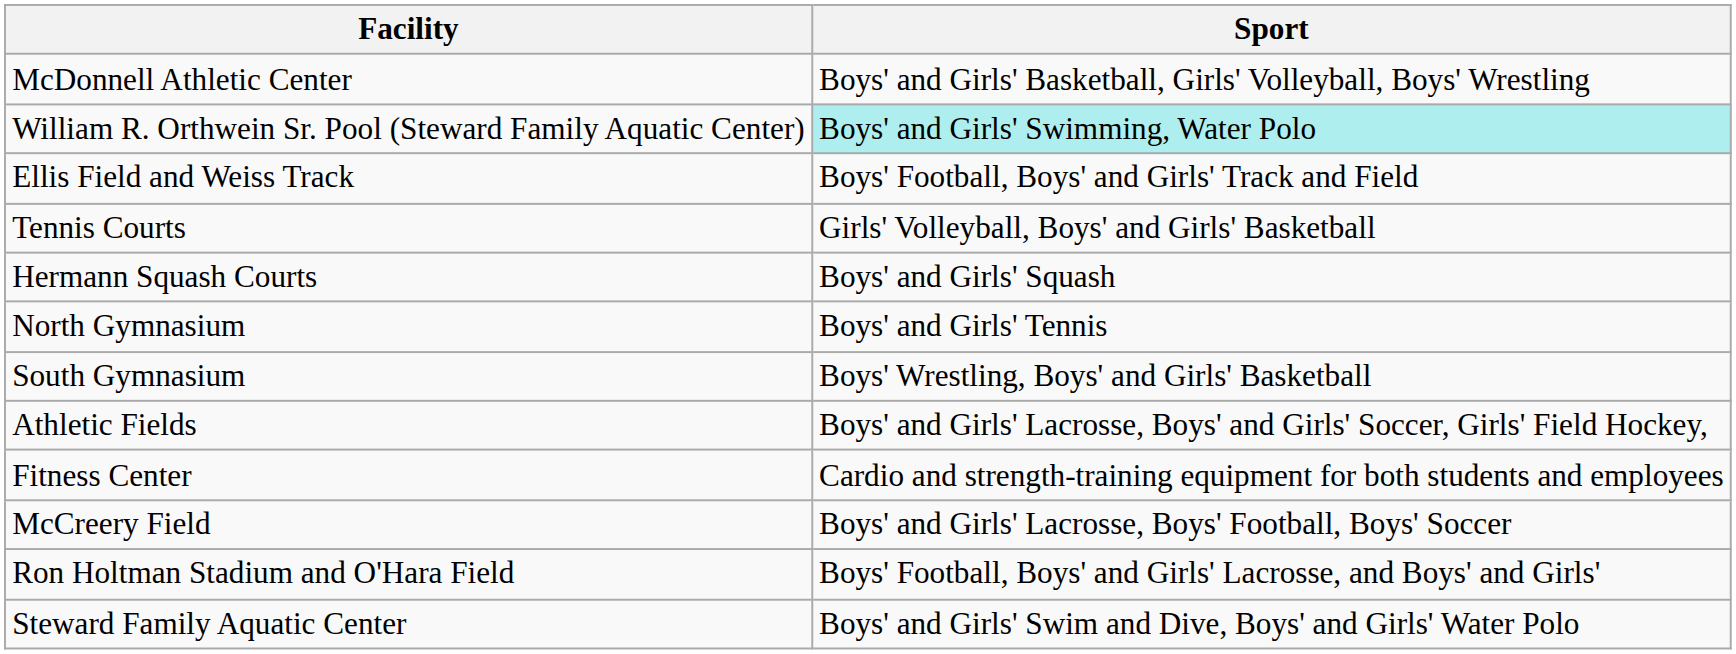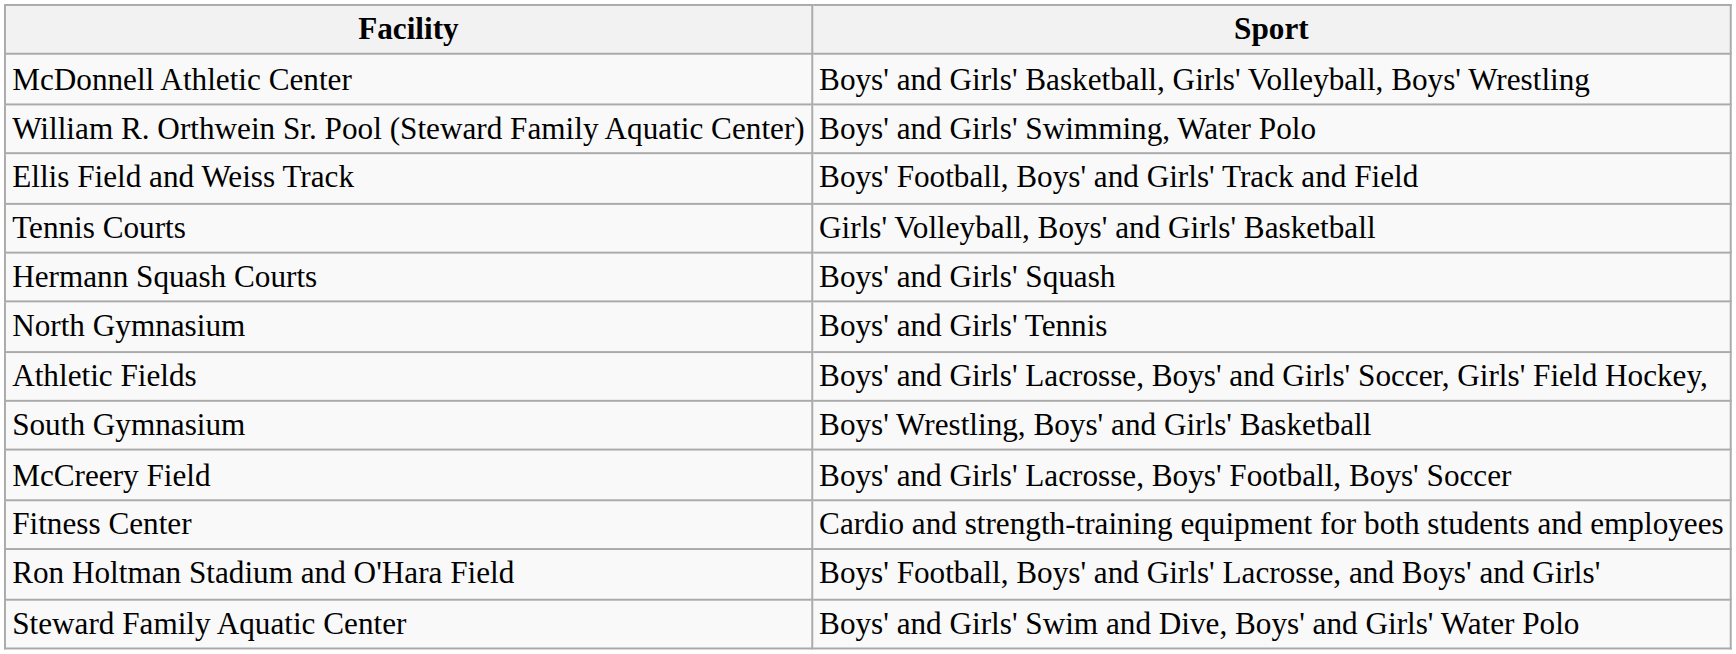(1068, 128) paleturquoise background -> (1068, 128) no background
rows swapped: (104, 425) <-> (129, 375)
rows swapped: (111, 524) <-> (102, 474)
